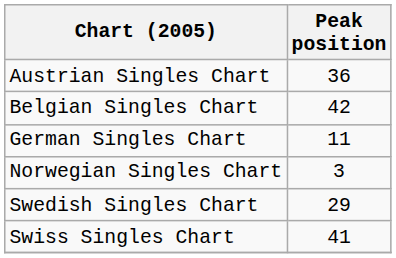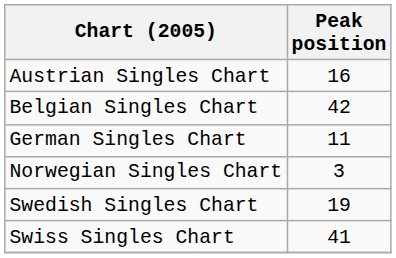(339, 76) 36 -> (339, 76) 16
(339, 205) 29 -> (339, 205) 19
